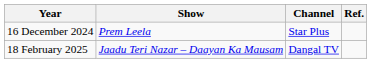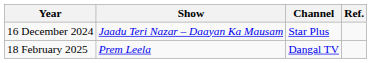(125, 31) Prem Leela -> (191, 31) Jaadu Teri Nazar – Daayan Ka Mausam
(191, 49) Jaadu Teri Nazar – Daayan Ka Mausam -> (125, 49) Prem Leela
